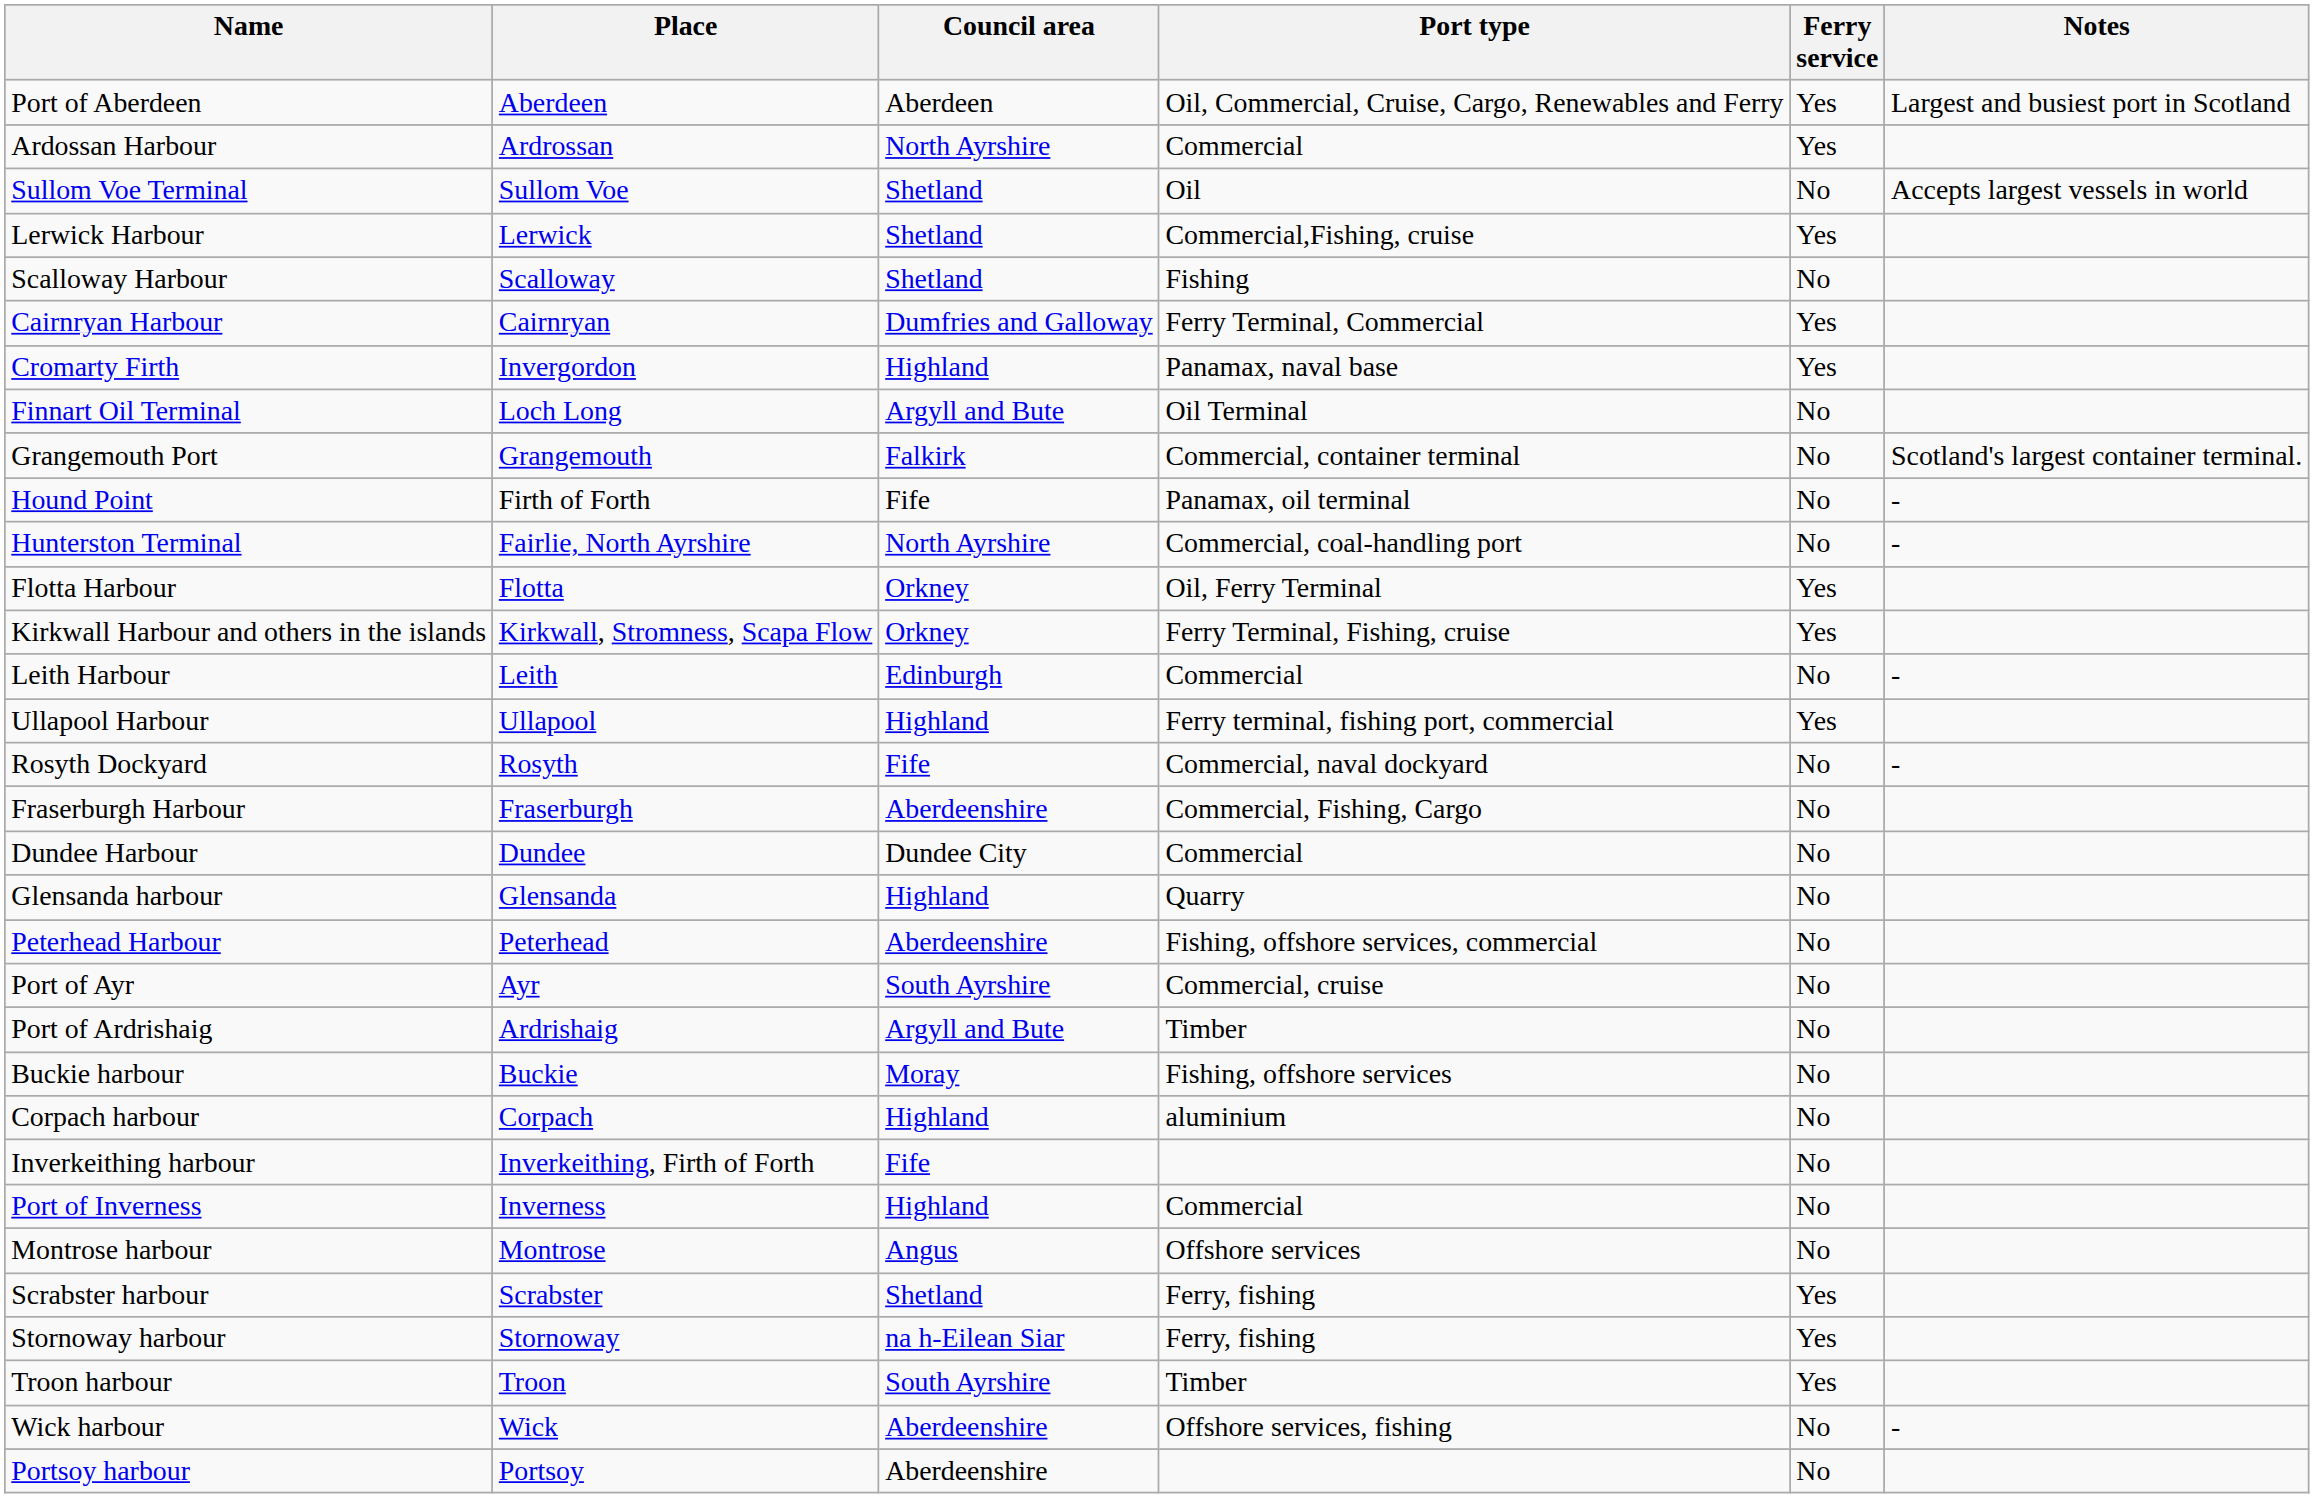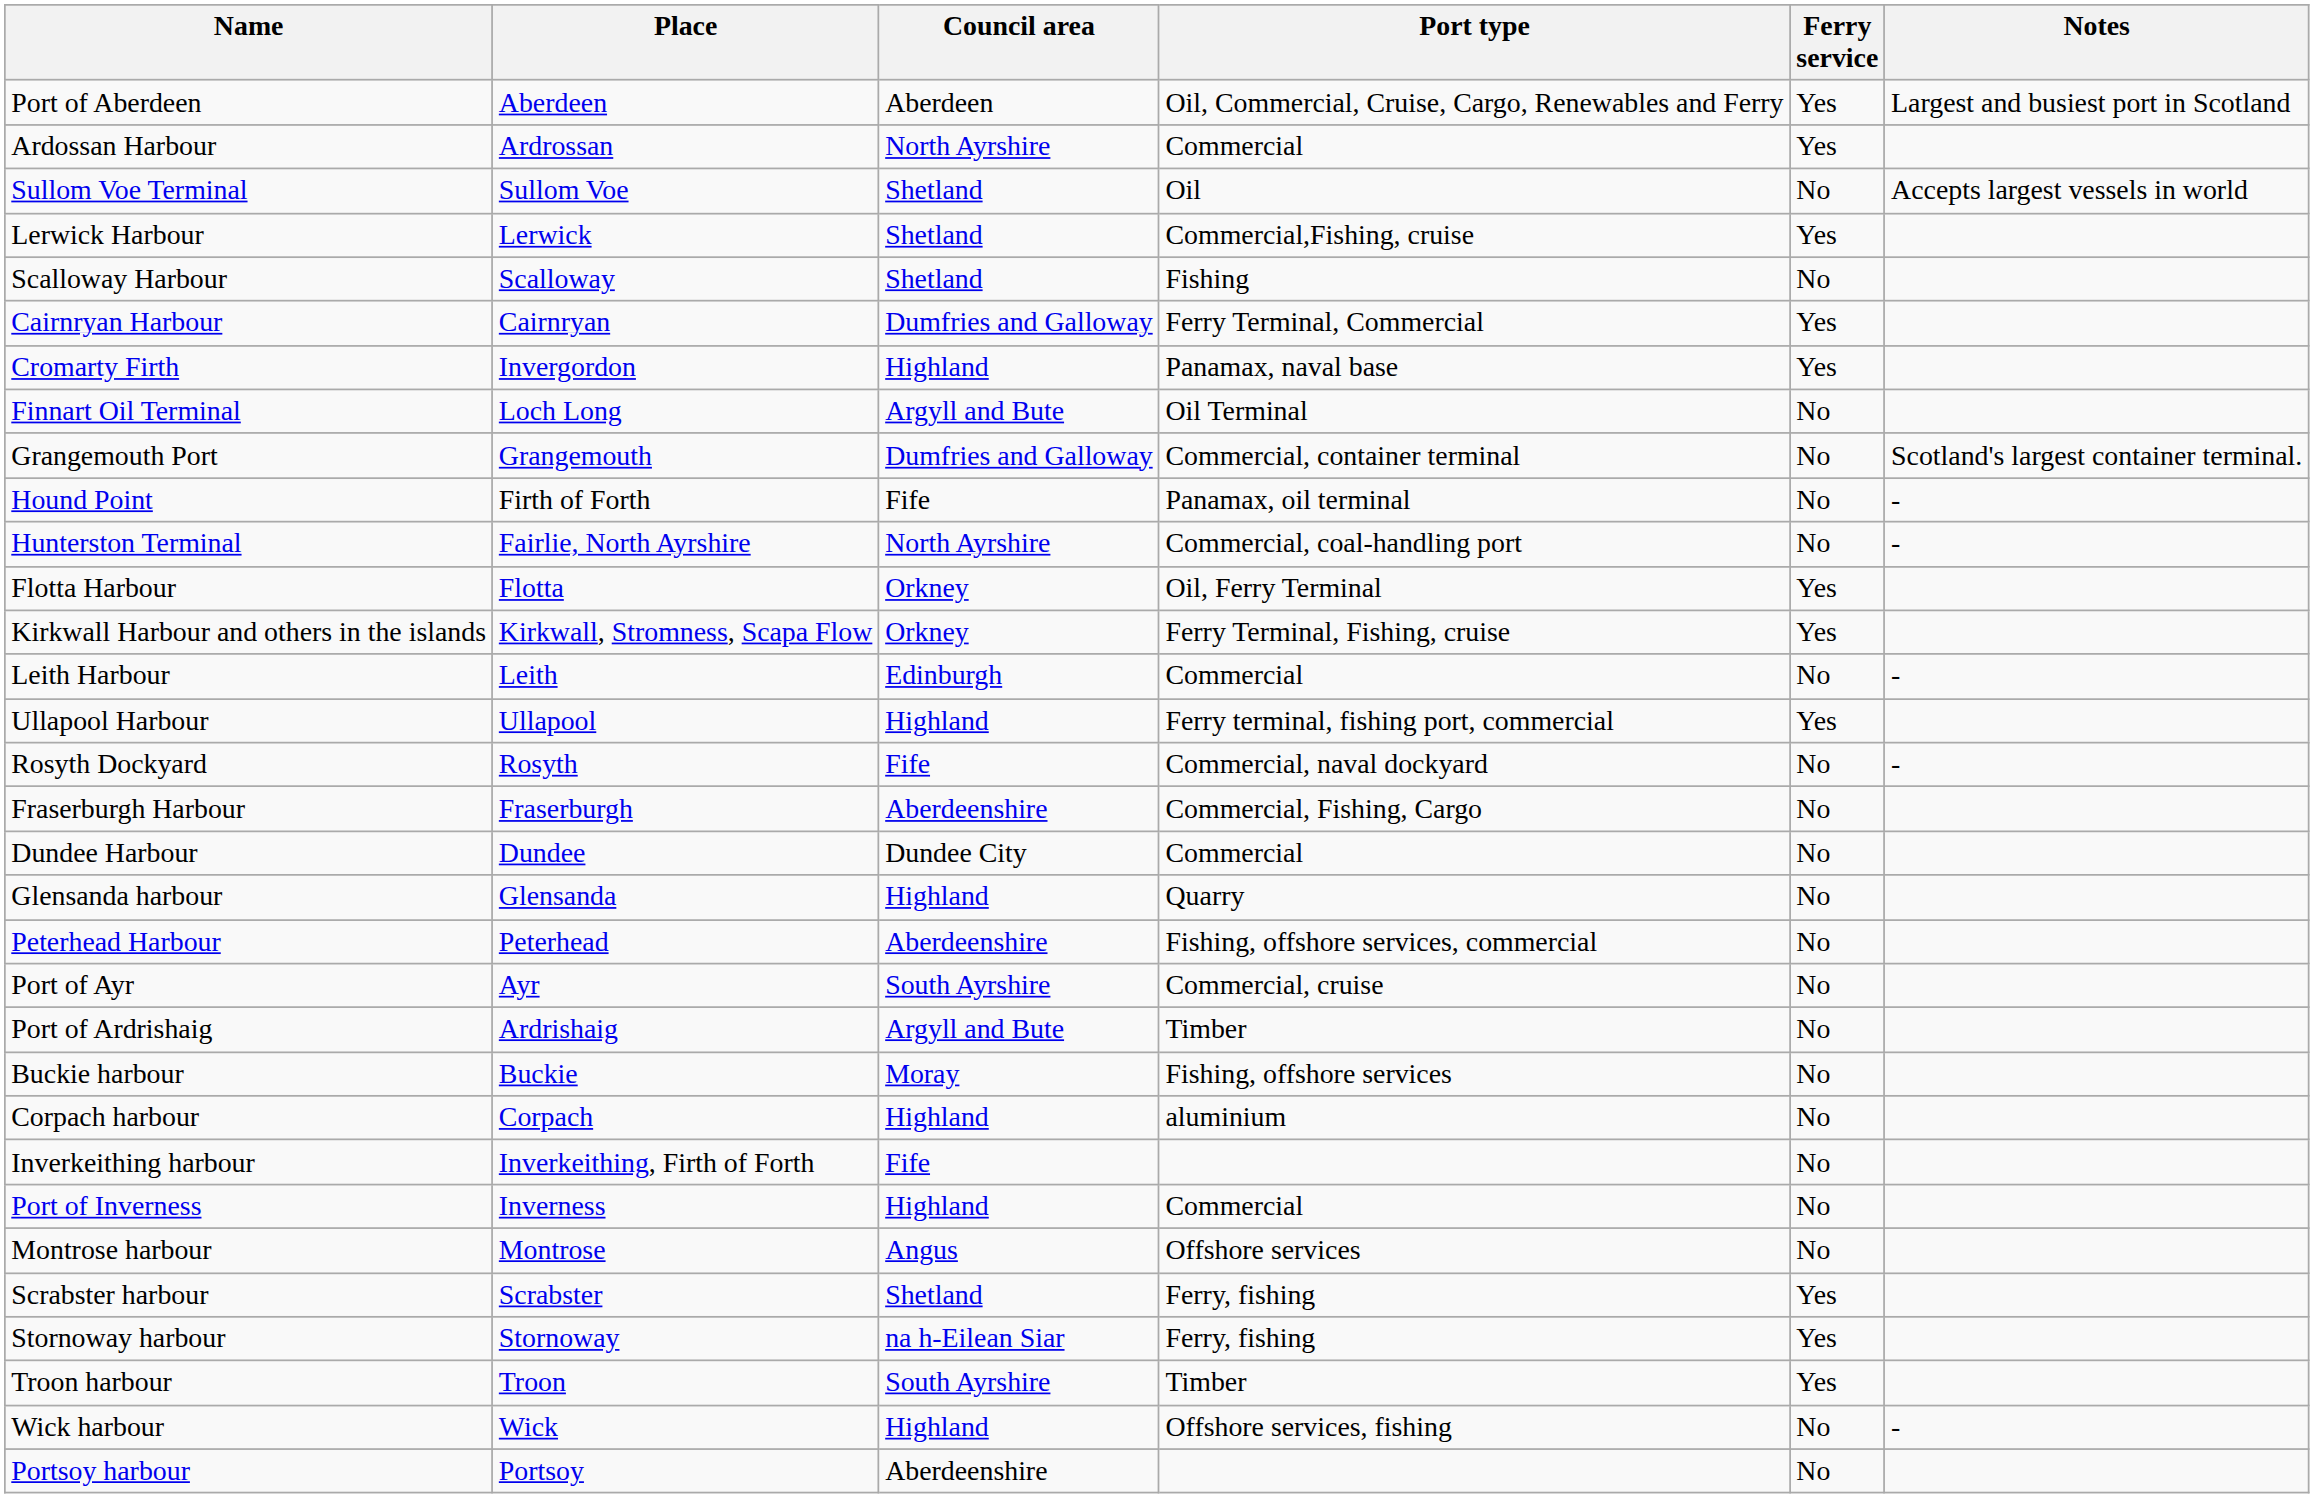(925, 455) Falkirk -> (1019, 455) Dumfries and Galloway
(966, 1426) Aberdeenshire -> (937, 1426) Highland
